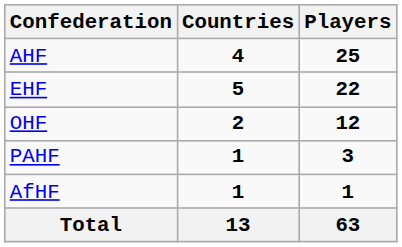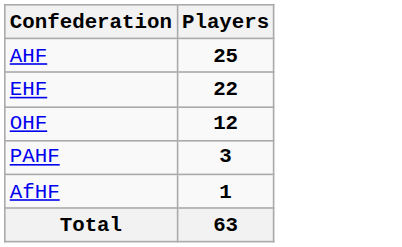- column: (238, 22)
